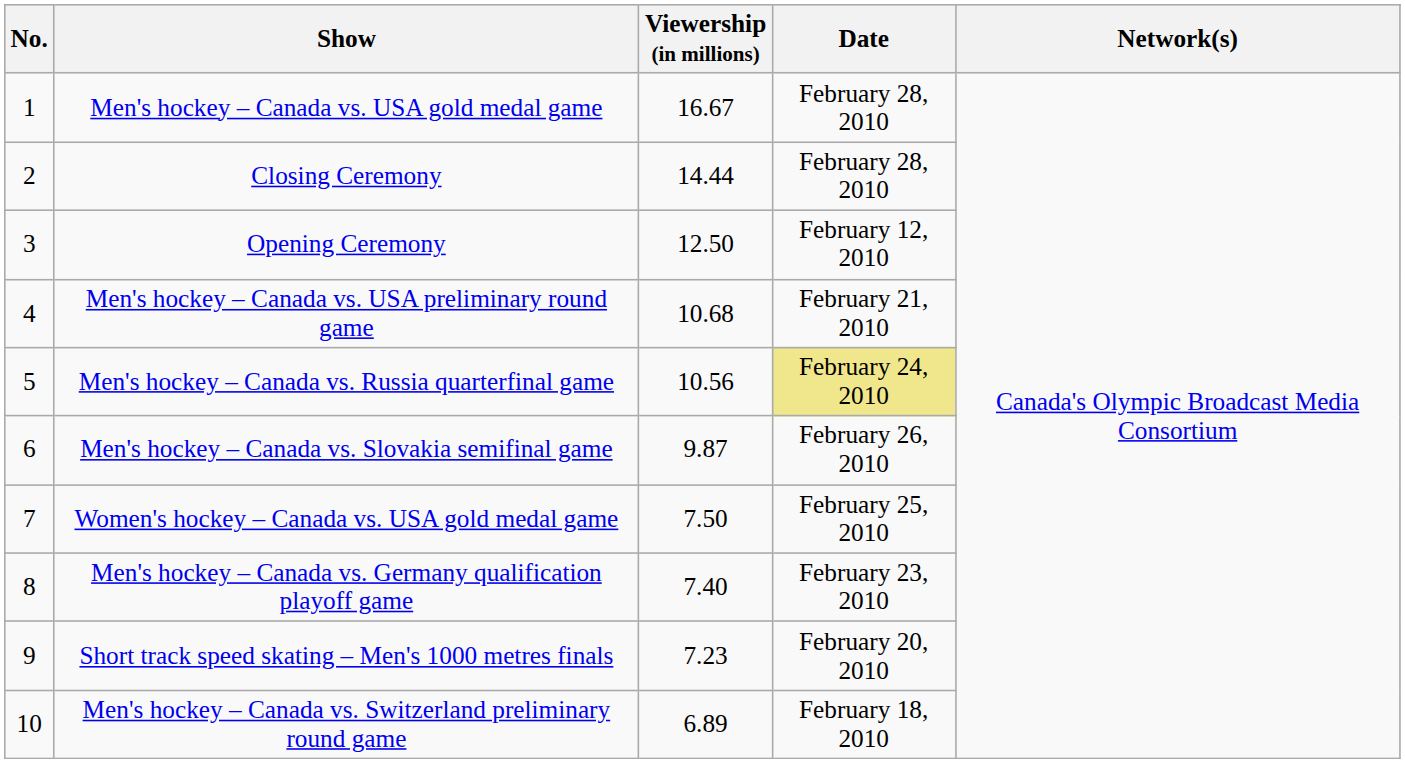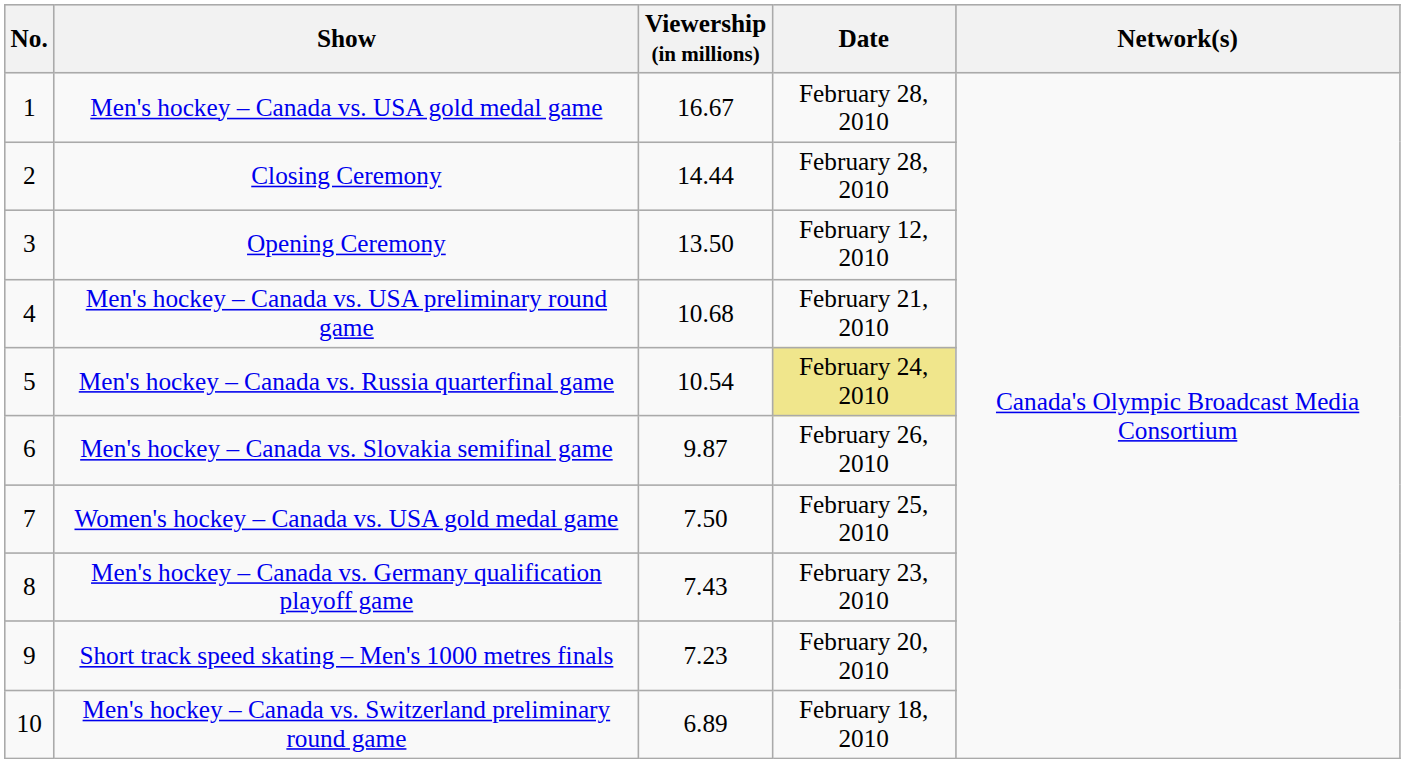(706, 244) 12.50 -> (706, 244) 13.50
(706, 381) 10.56 -> (706, 381) 10.54
(706, 587) 7.40 -> (706, 587) 7.43
